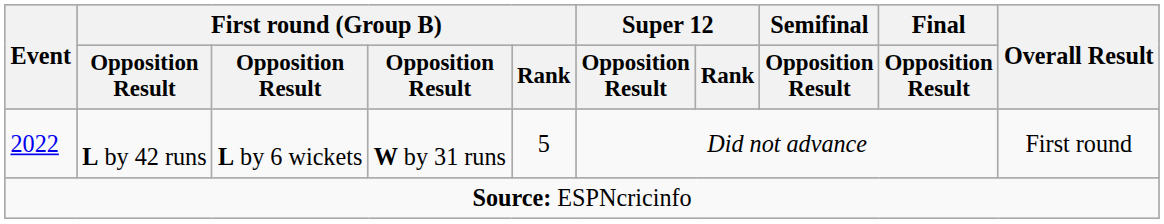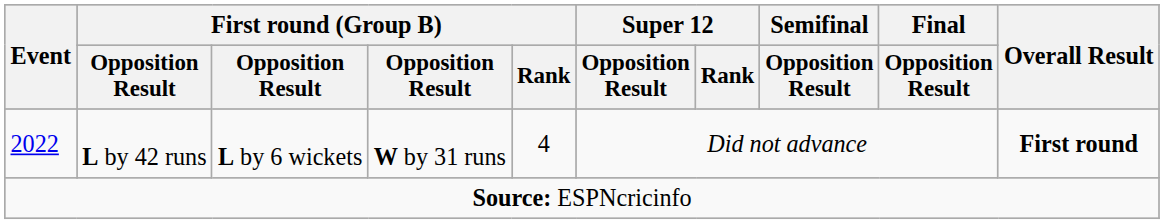(544, 143) 5 -> (544, 143) 4
(1079, 143) normal -> (1079, 143) bold
